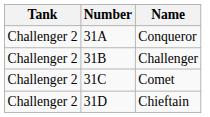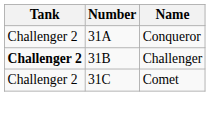(42, 58) normal -> (45, 58) bold
- row: (164, 101)
